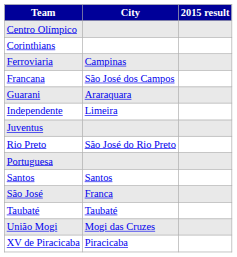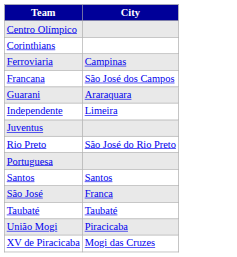- column: (205, 12)
(120, 227) Mogi das Cruzes -> (106, 227) Piracicaba
(106, 243) Piracicaba -> (120, 243) Mogi das Cruzes
